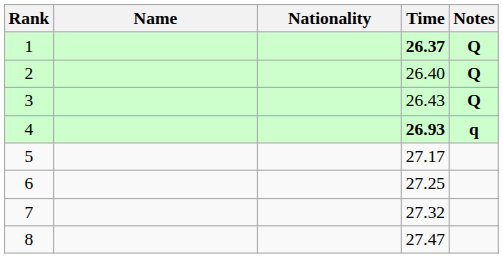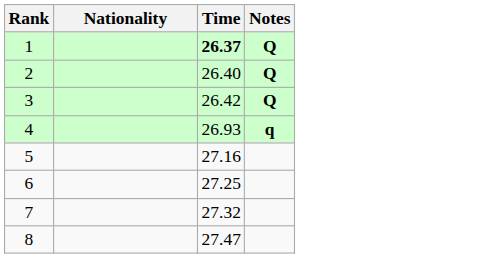- column: (155, 18)
(425, 101) 26.43 -> (221, 101) 26.42
(425, 128) bold -> (221, 128) normal
(425, 156) 27.17 -> (221, 156) 27.16
